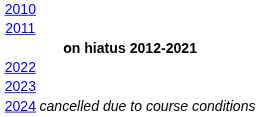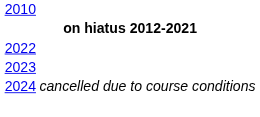- row: (20, 28)
